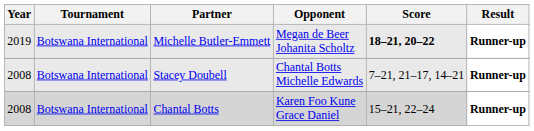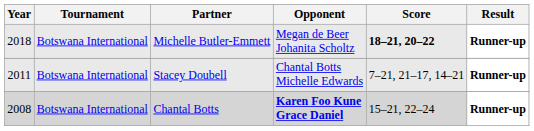(19, 41) 2019 -> (19, 41) 2018
(19, 75) 2008 -> (19, 75) 2011
(316, 109) normal -> (319, 109) bold
